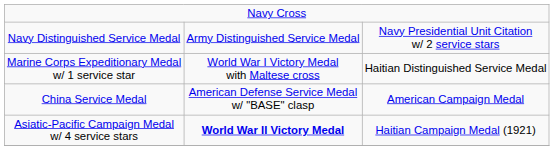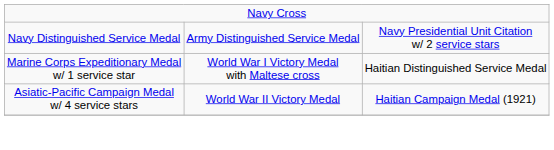- row: (94, 99)
(273, 130) bold -> (273, 99) normal
